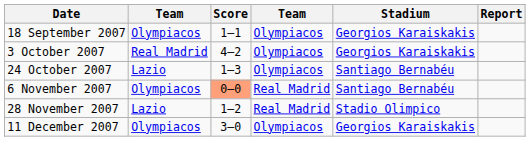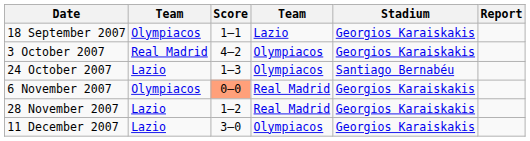(288, 33) Olympiacos -> (271, 33) Lazio
(395, 89) Santiago Bernabéu -> (405, 89) Georgios Karaiskakis
(388, 108) Stadio Olimpico -> (405, 108) Georgios Karaiskakis
(166, 127) Olympiacos -> (149, 127) Lazio
